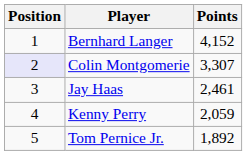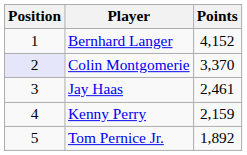(217, 65) 3,307 -> (217, 65) 3,370
(217, 114) 2,059 -> (217, 114) 2,159
